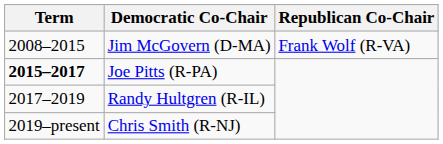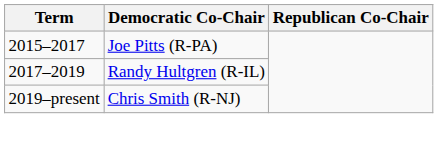- row: (189, 44)
(47, 71) bold -> (47, 44) normal
